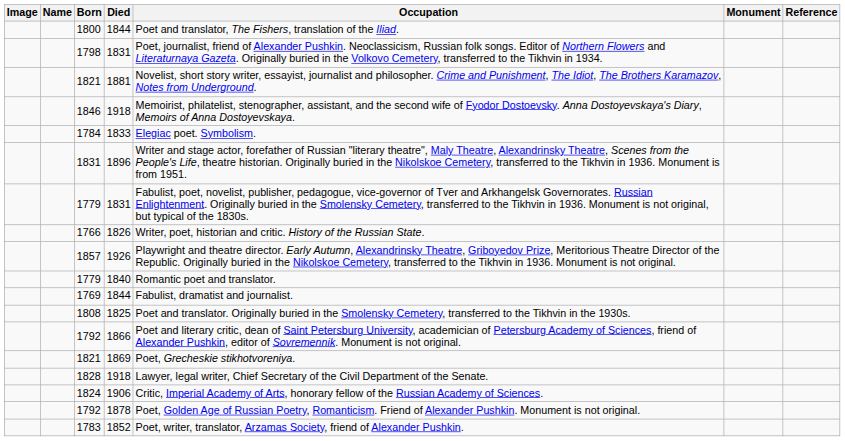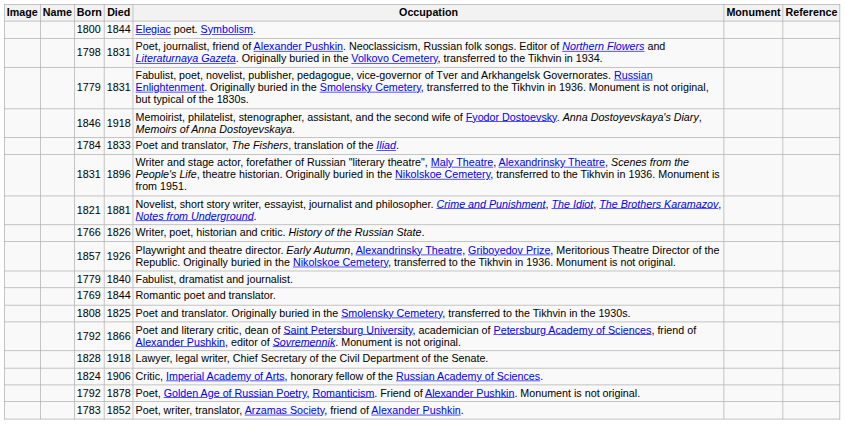(267, 30) Poet and translator, The Fishers, translation of the Iliad. -> (196, 30) Elegiac poet. Symbolism.
rows swapped: (89, 82) <-> (89, 204)
(196, 134) Elegiac poet. Symbolism. -> (267, 146) Poet and translator, The Fishers, translation of the Iliad.
(206, 279) Romantic poet and translator. -> (214, 279) Fabulist, dramatist and journalist.
(214, 296) Fabulist, dramatist and journalist. -> (206, 296) Romantic poet and translator.
- row: (89, 359)
